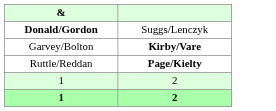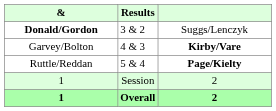+ column: (138, 12)
